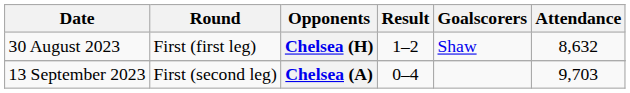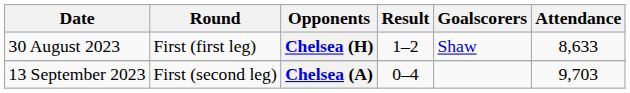(578, 46) 8,632 -> (578, 46) 8,633
